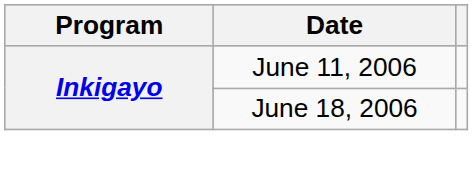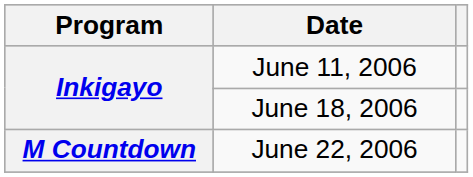+ row: (335, 150)
